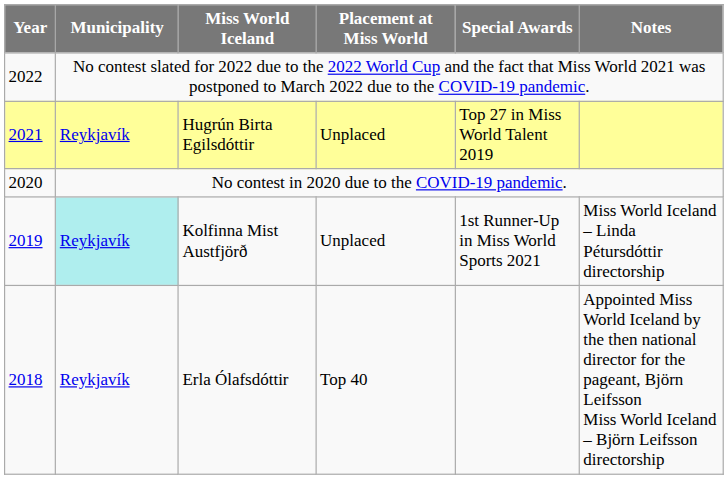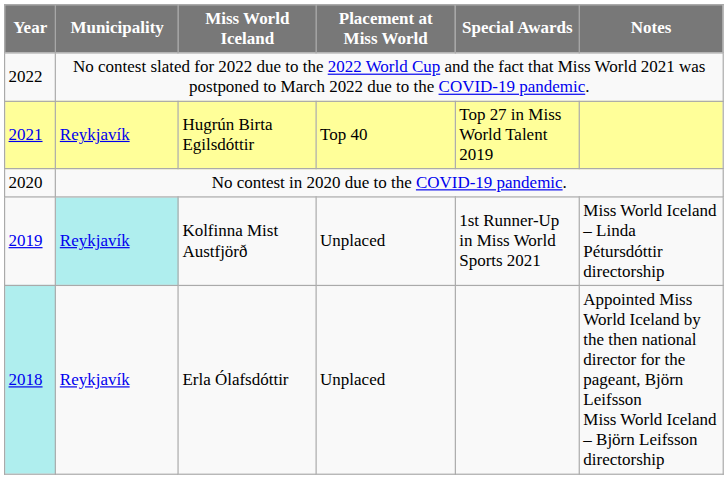(353, 135) Unplaced -> (344, 135) Top 40
(26, 379) no background -> (26, 379) paleturquoise background
(344, 379) Top 40 -> (353, 379) Unplaced
